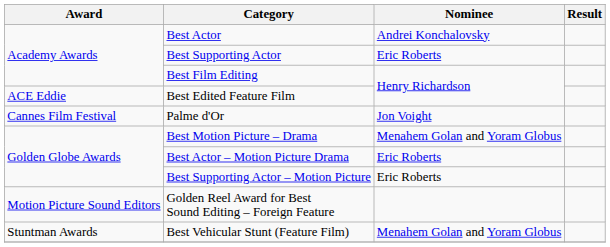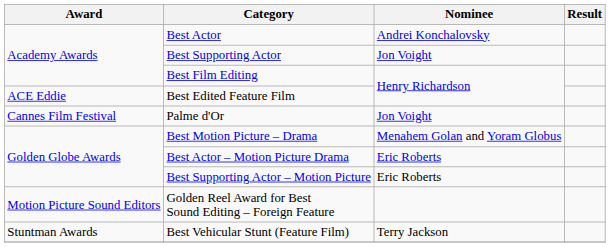(409, 55) Eric Roberts -> (404, 55) Jon Voight
(469, 232) Menahem Golan and Yoram Globus -> (412, 232) Terry Jackson
